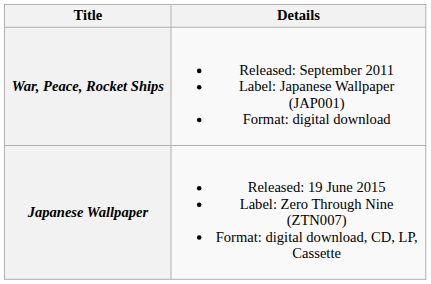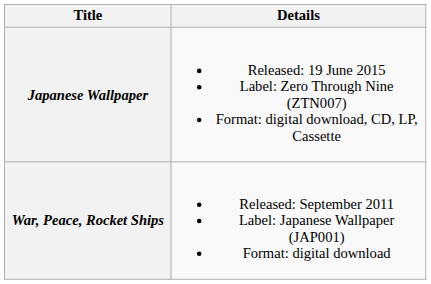rows swapped: (88, 86) <-> (88, 212)
